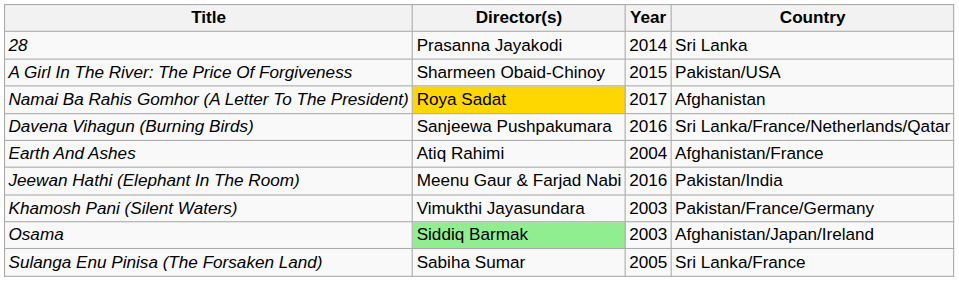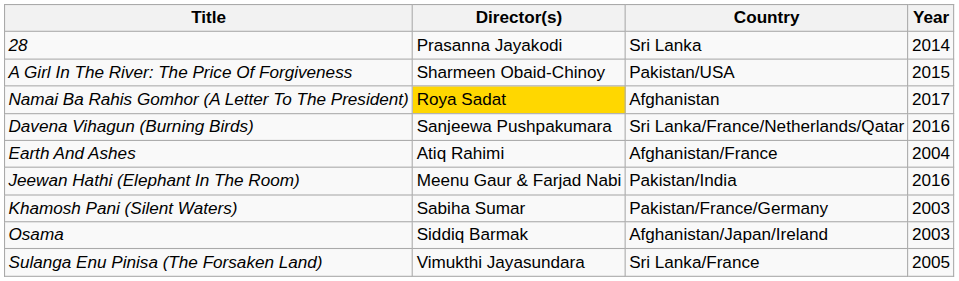columns swapped: (648, 18) <-> (813, 18)
(501, 208) Vimukthi Jayasundara -> (471, 208) Sabiha Sumar
(472, 235) lightgreen background -> (472, 235) no background
(471, 262) Sabiha Sumar -> (501, 262) Vimukthi Jayasundara
